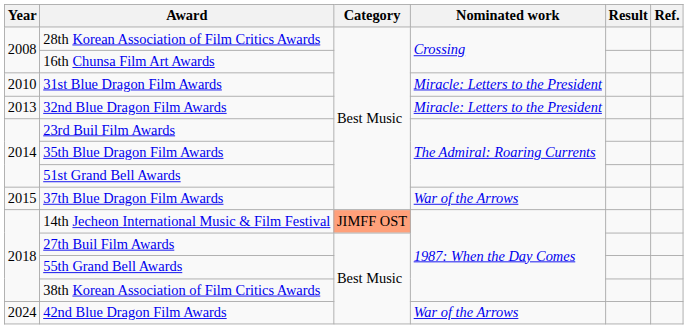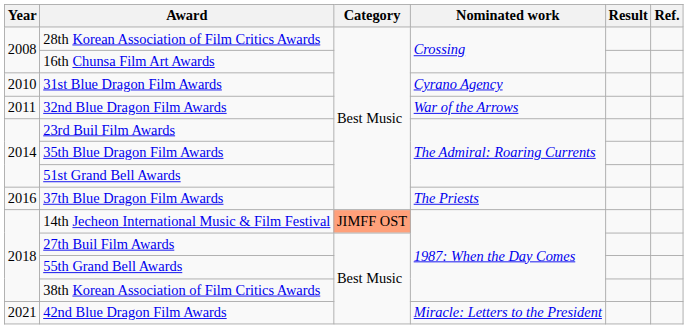(508, 84) Miracle: Letters to the President -> (458, 84) Cyrano Agency
(22, 107) 2013 -> (22, 107) 2011
(508, 107) Miracle: Letters to the President -> (466, 107) War of the Arrows
(22, 198) 2015 -> (22, 198) 2016
(466, 198) War of the Arrows -> (446, 198) The Priests
(22, 312) 2024 -> (22, 312) 2021
(466, 312) War of the Arrows -> (508, 312) Miracle: Letters to the President
